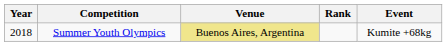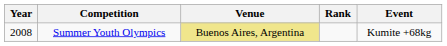(21, 32) 2018 -> (21, 32) 2008
